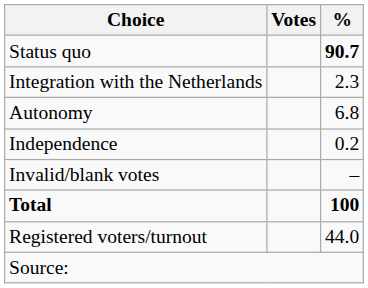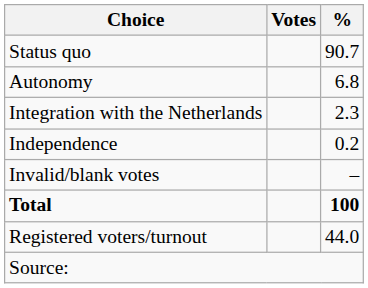(342, 50) bold -> (342, 50) normal
rows swapped: (51, 112) <-> (136, 81)
